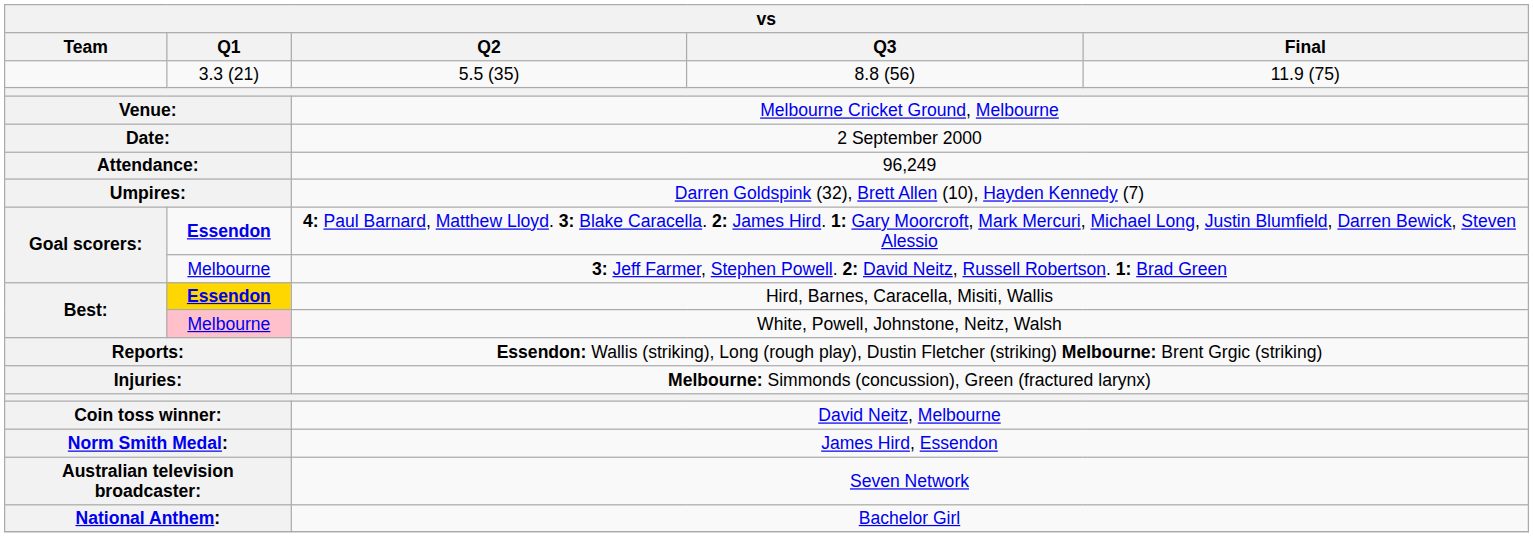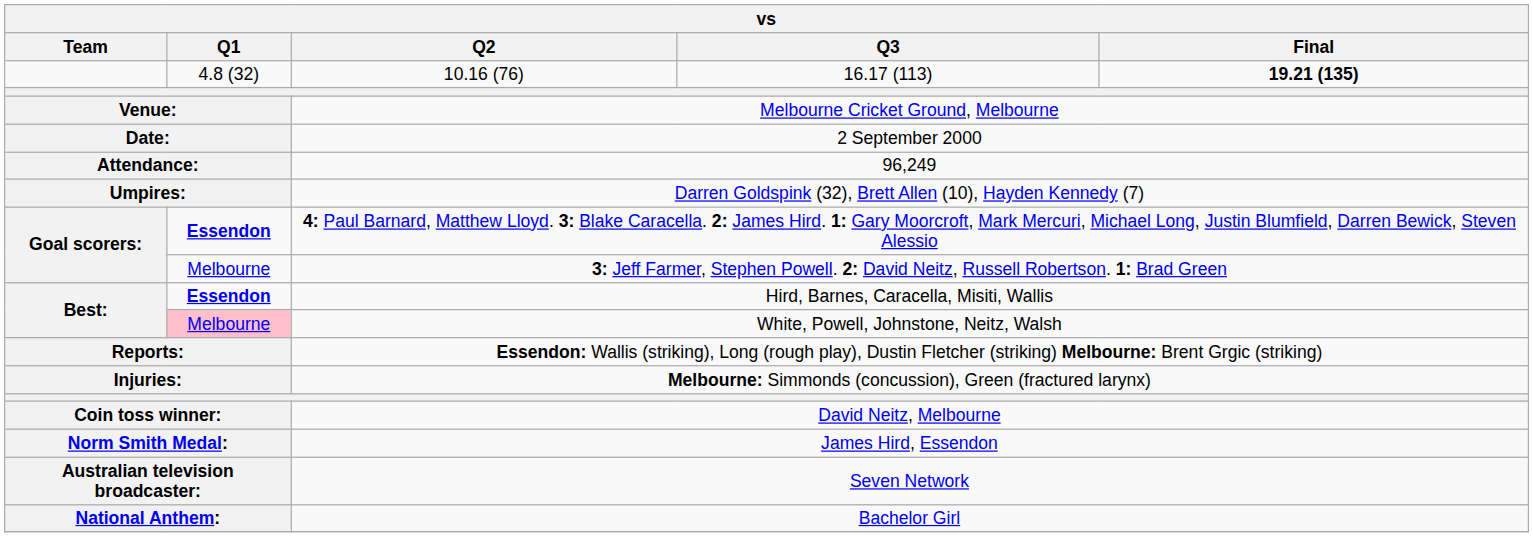+ row: (484, 74)
- row: (489, 74)
(229, 296) gold background -> (229, 296) no background
